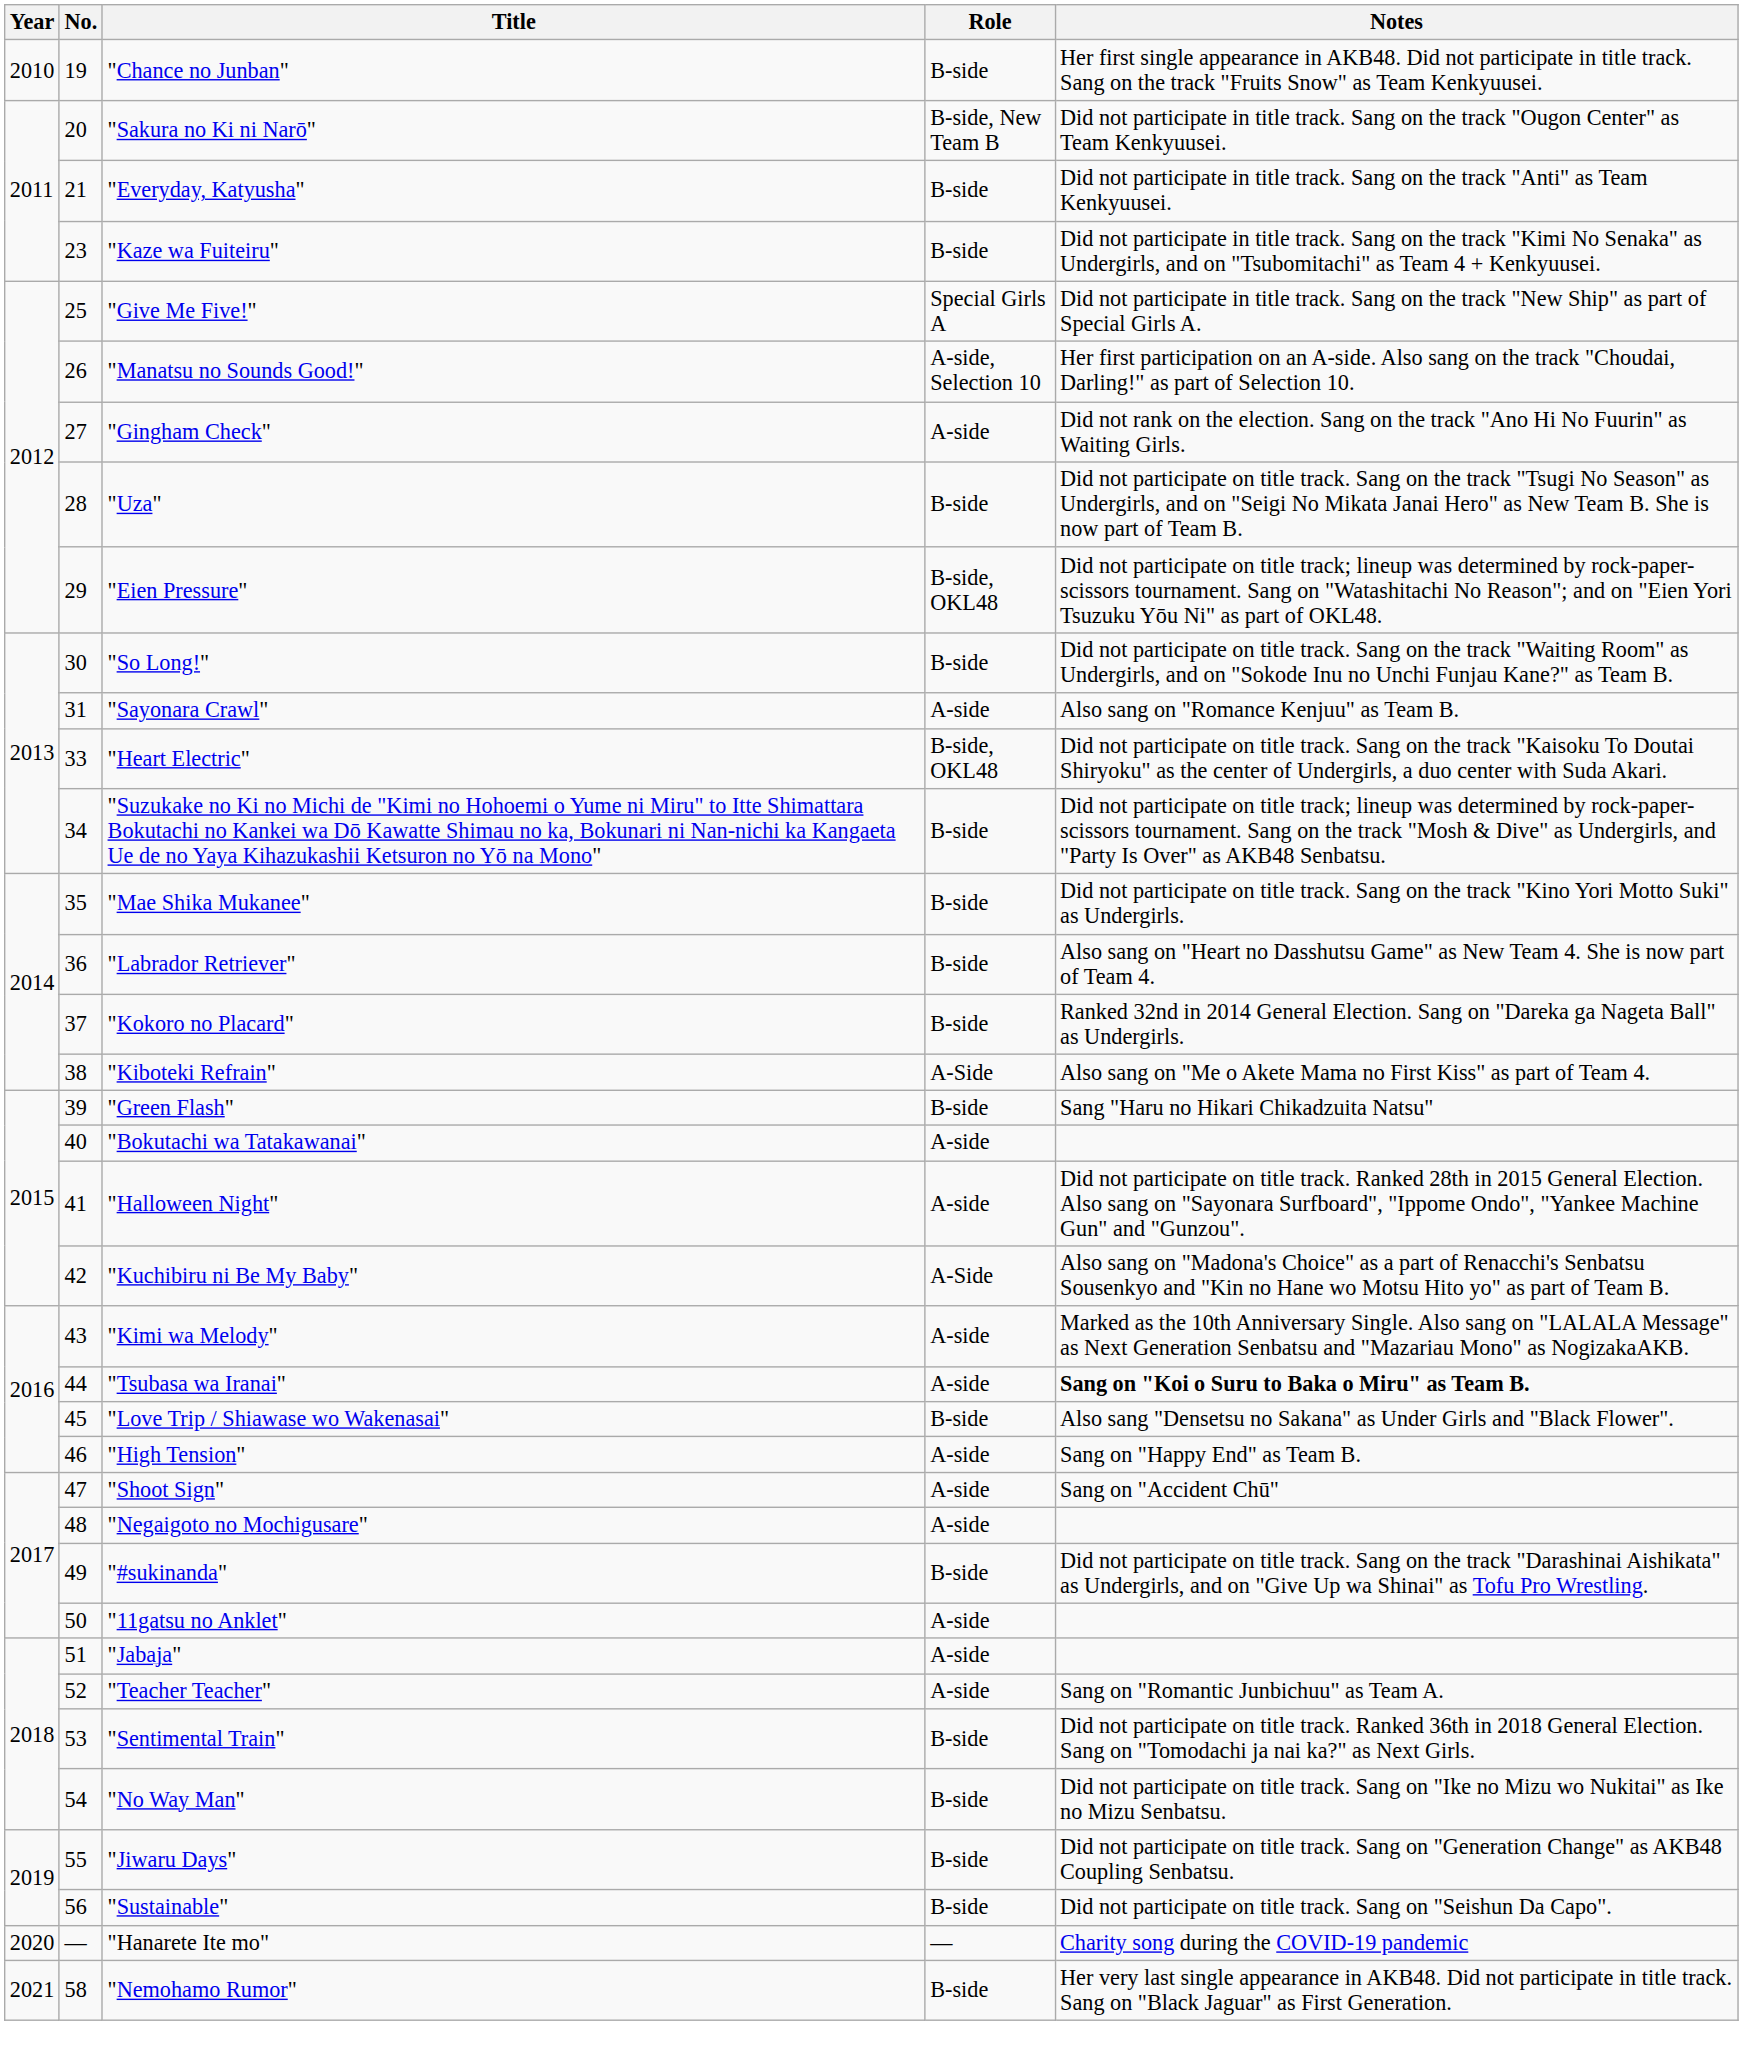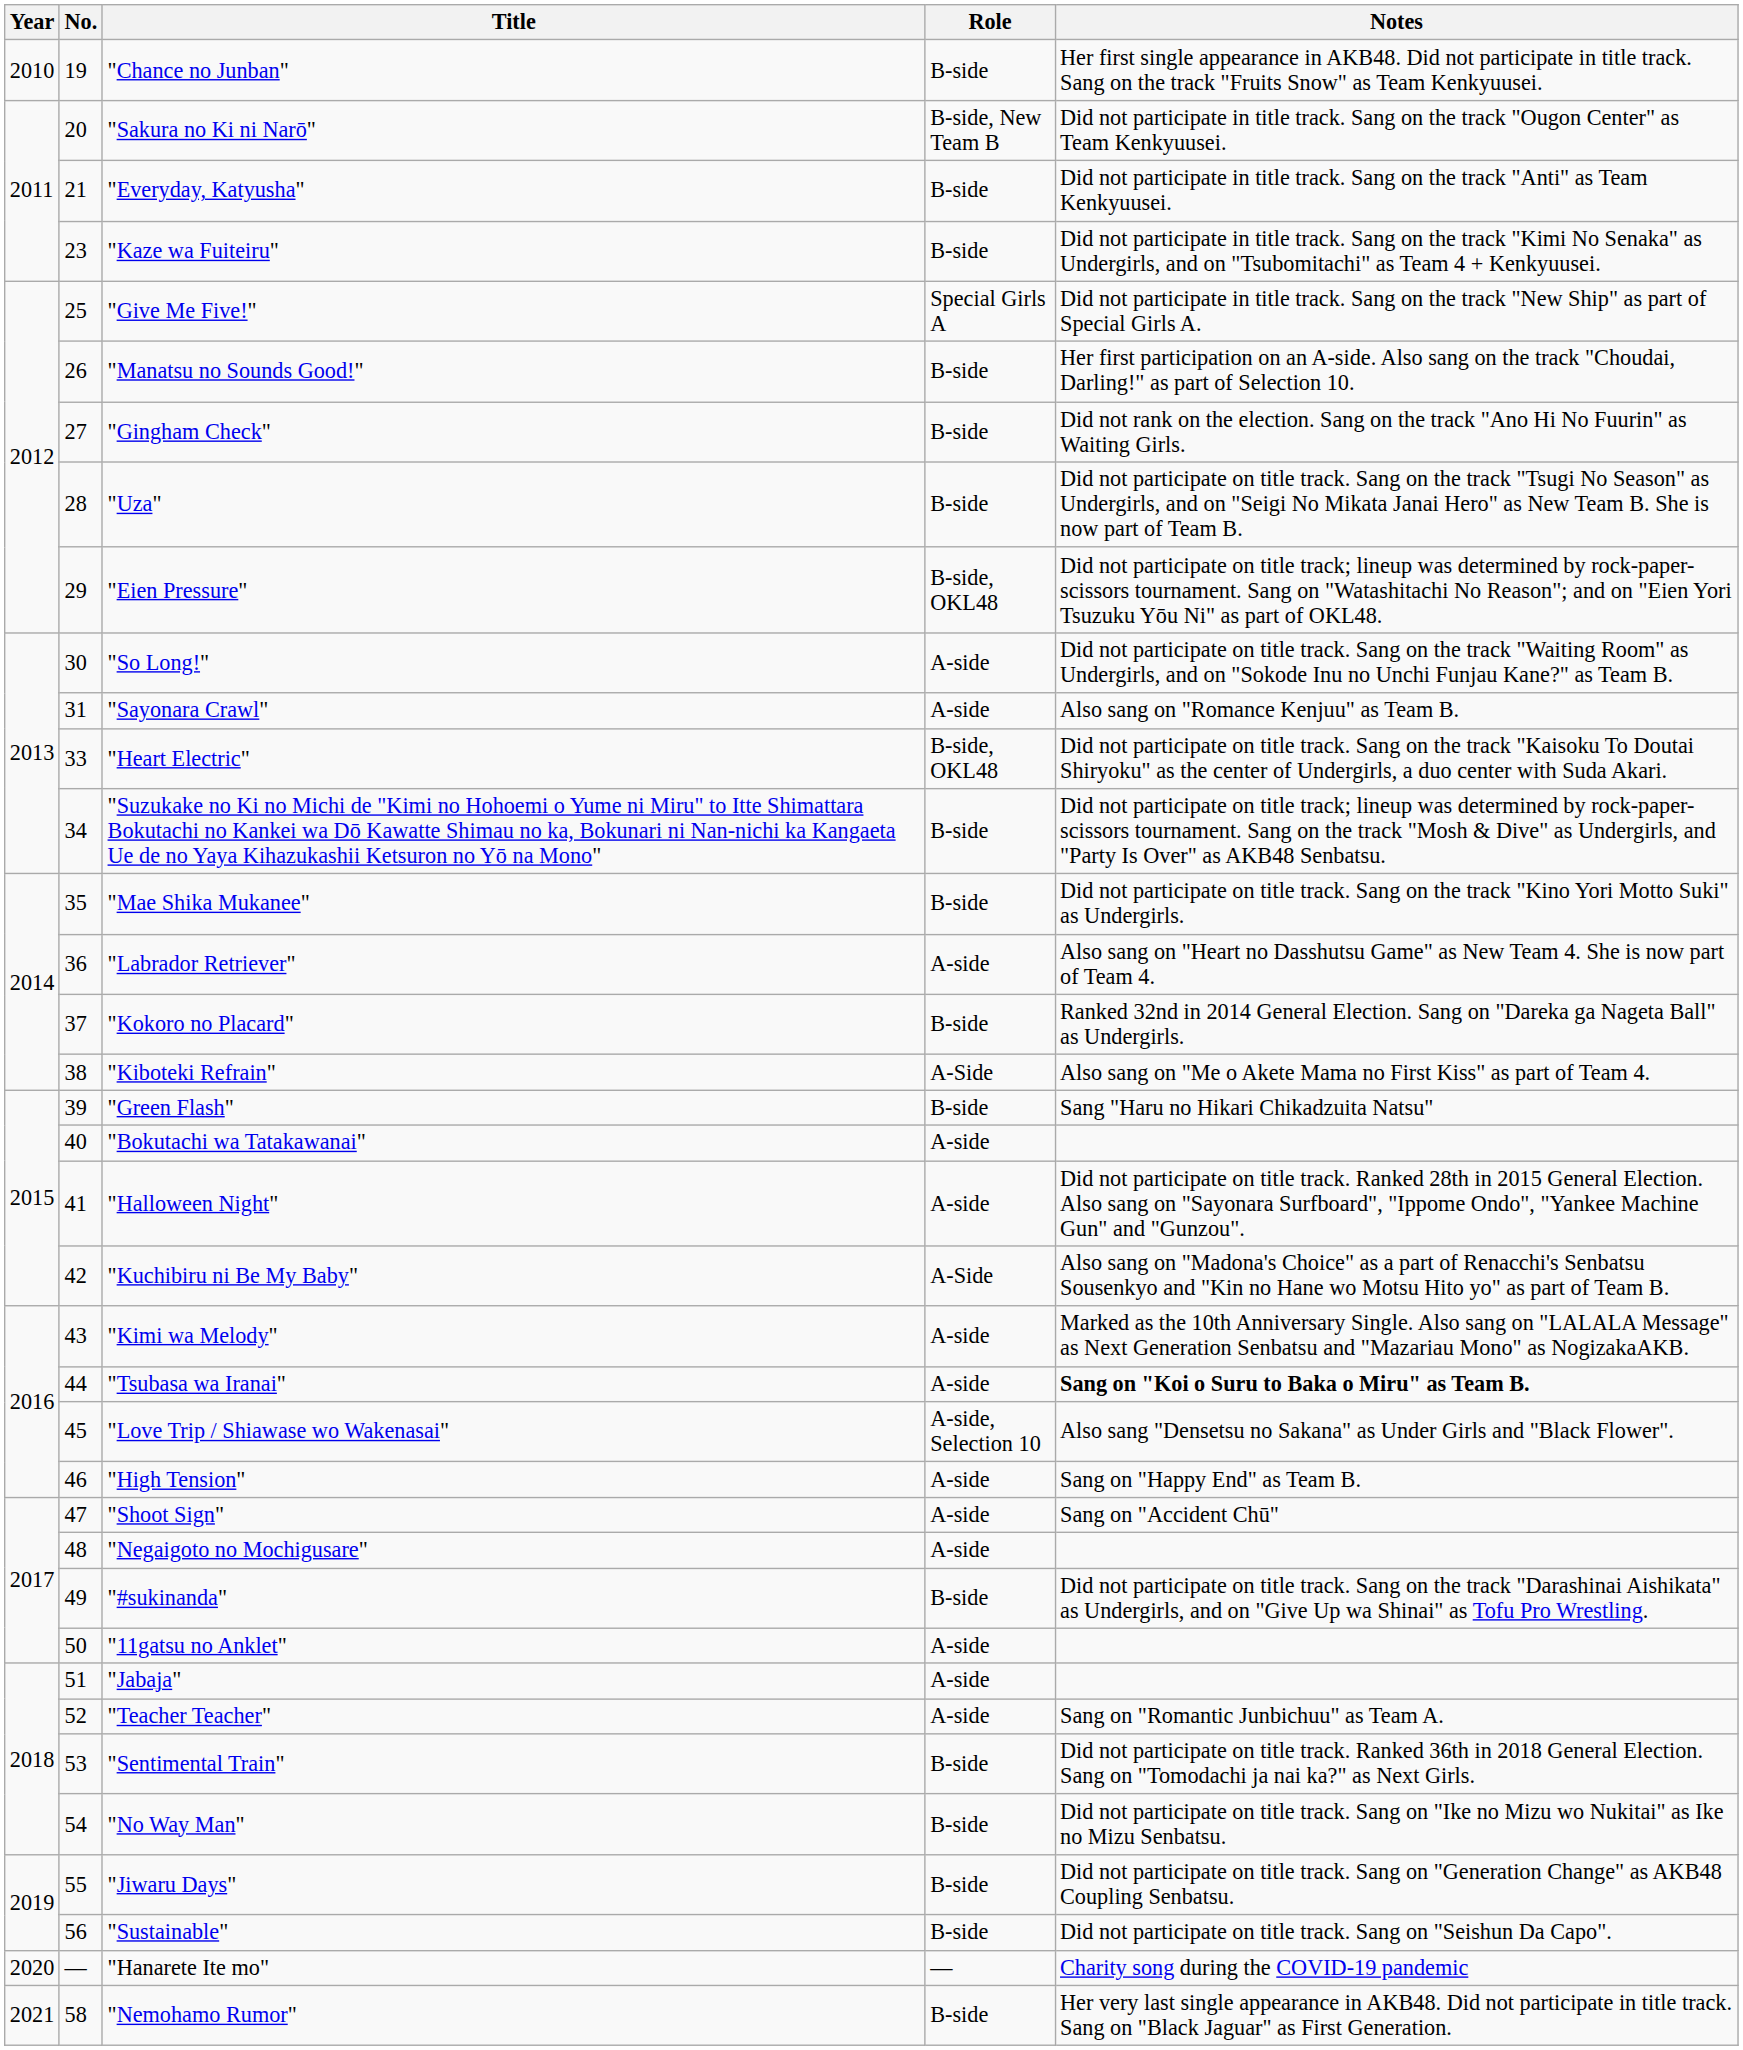(986, 371) A-side, Selection 10 -> (959, 371) B-side
(960, 431) A-side -> (959, 431) B-side
(959, 662) B-side -> (960, 662) A-side
(959, 964) B-side -> (960, 964) A-side
(959, 1419) B-side -> (986, 1431) A-side, Selection 10
